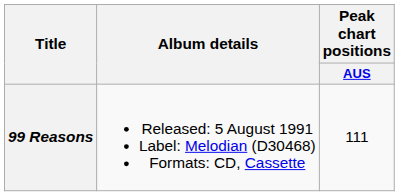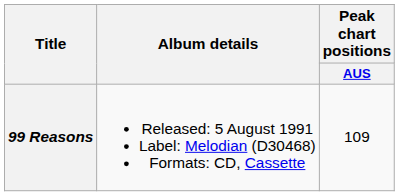(357, 137) 111 -> (357, 137) 109
